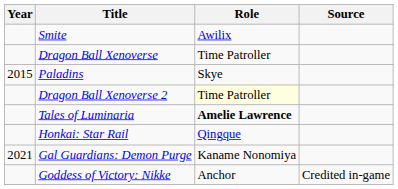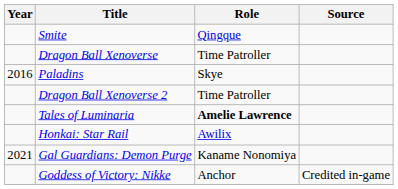(214, 34) Awilix -> (219, 34) Qingque
(20, 74) 2015 -> (20, 74) 2016
(234, 94) lightyellow background -> (234, 94) no background
(219, 134) Qingque -> (214, 134) Awilix
